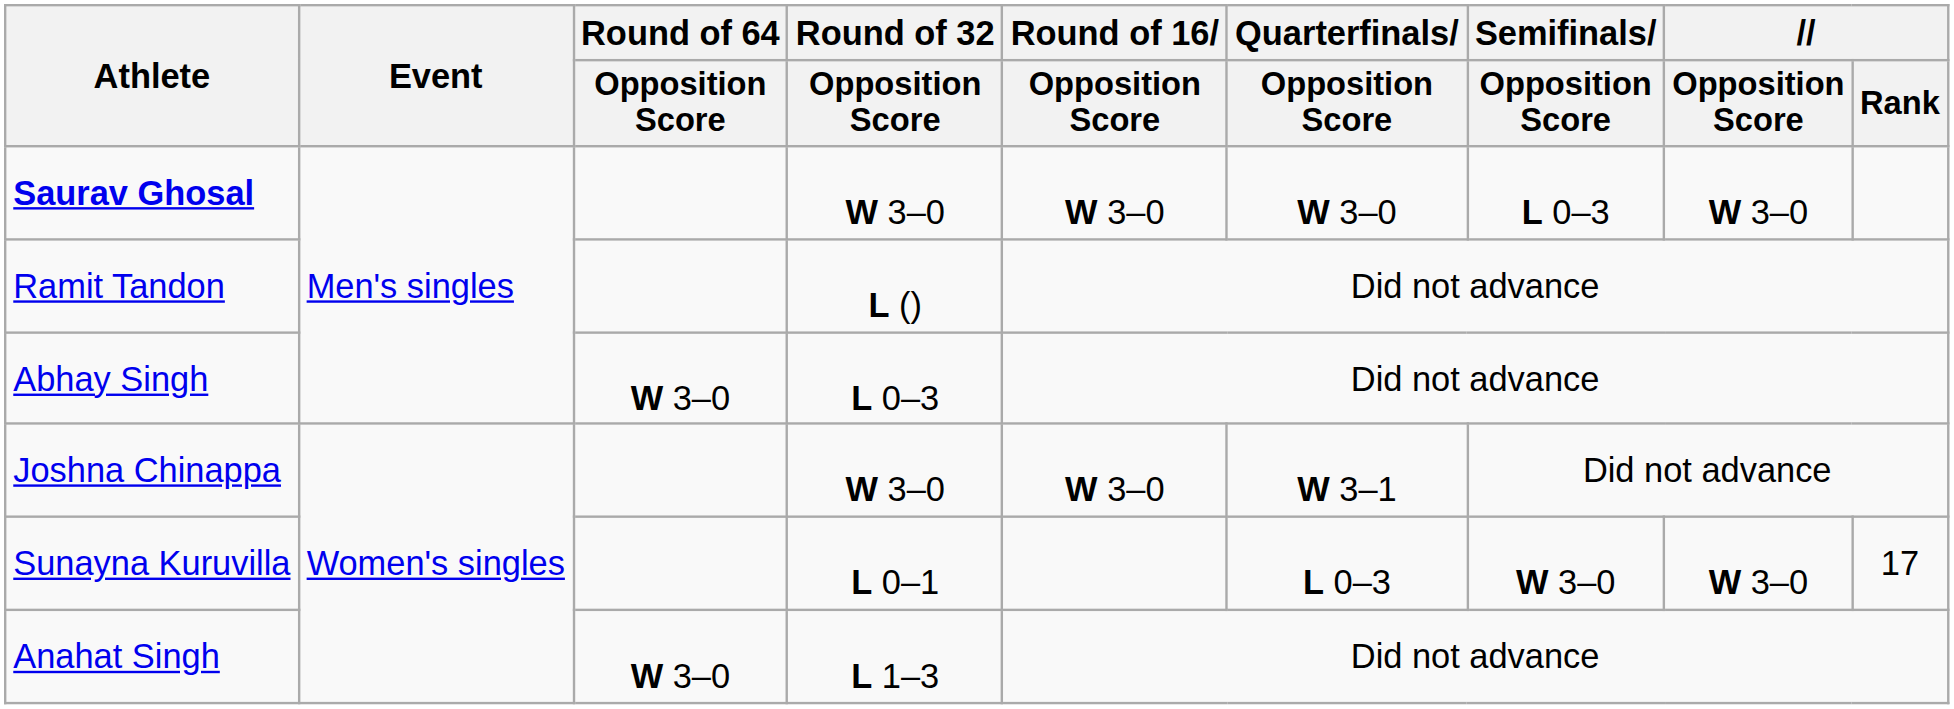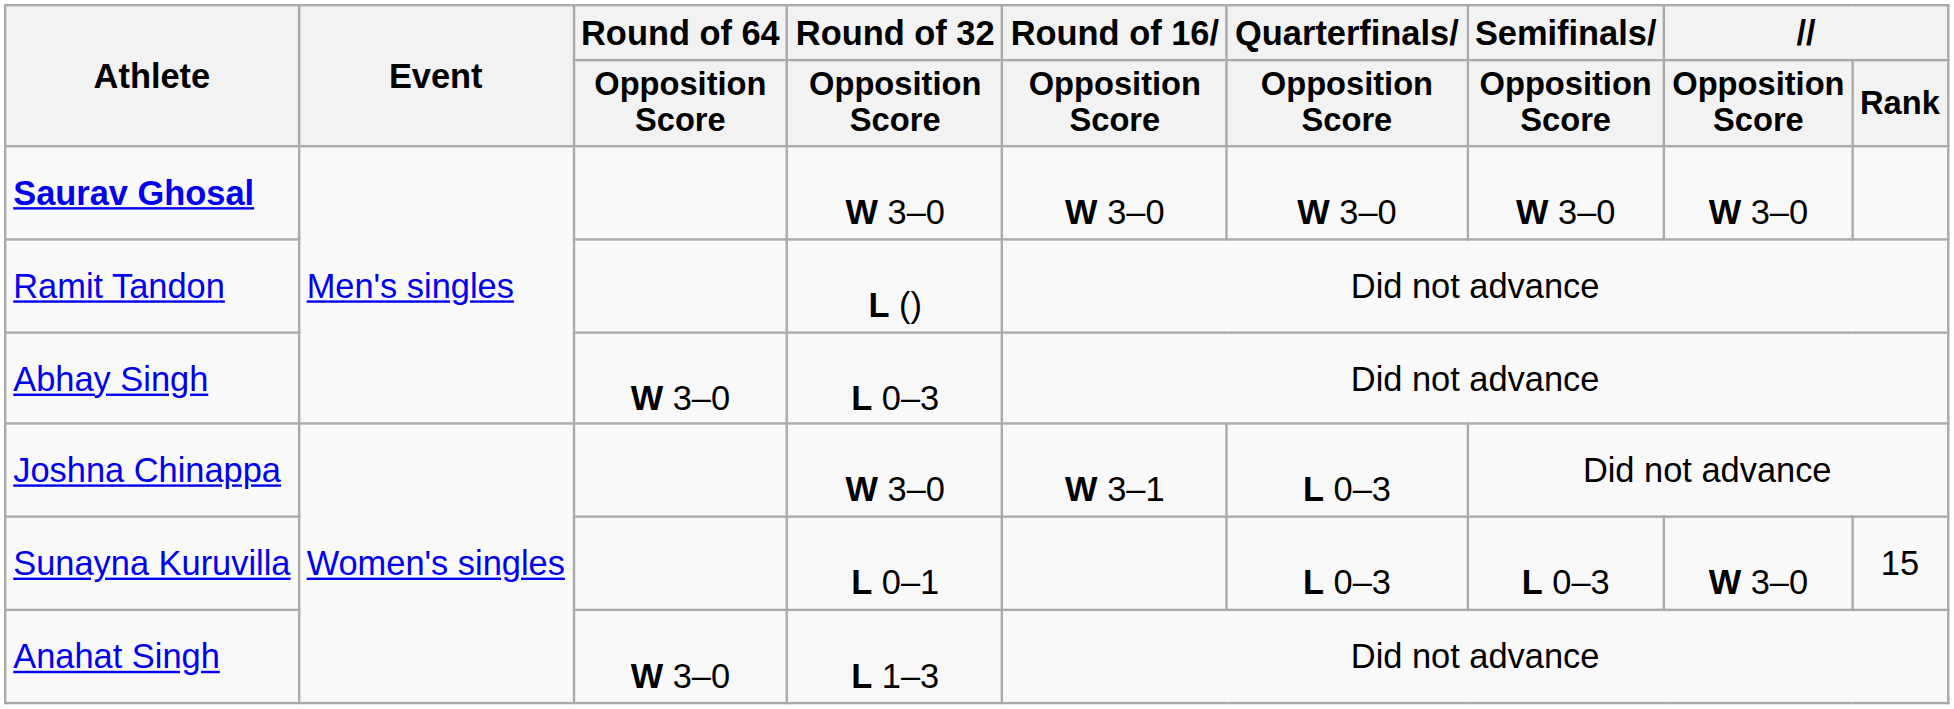(1566, 213) L 0–3 -> (1566, 213) W 3–0
(1115, 490) W 3–0 -> (1115, 490) W 3–1
(1347, 490) W 3–1 -> (1347, 490) L 0–3
(1566, 583) W 3–0 -> (1566, 583) L 0–3
(1900, 564) 17 -> (1900, 564) 15
